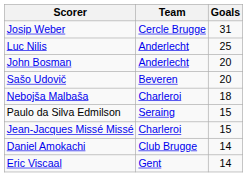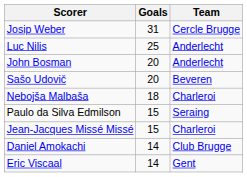columns swapped: (225, 12) <-> (172, 12)
